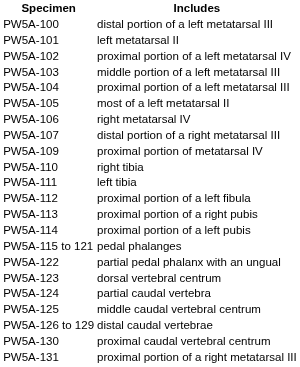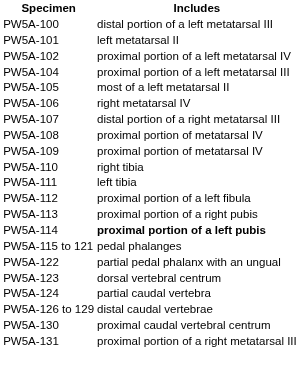- row: (31, 72)
+ row: (31, 135)
(174, 230) normal -> (181, 230) bold
- row: (31, 309)
